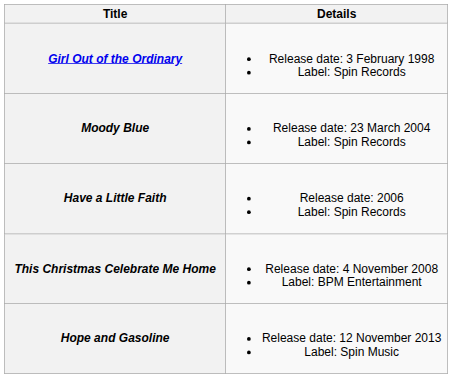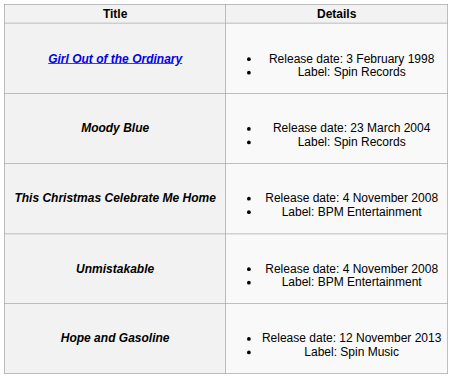- row: (115, 198)
+ row: (115, 268)
